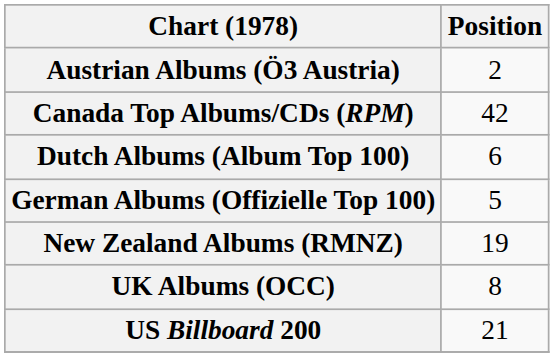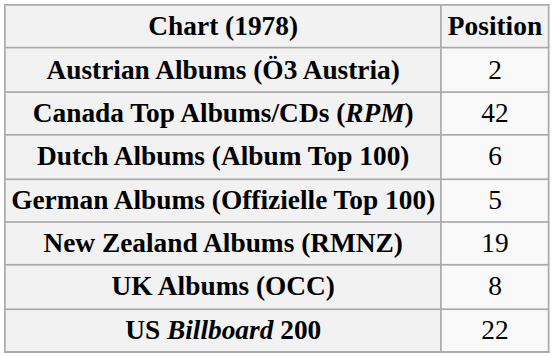(495, 329) 21 -> (495, 329) 22
